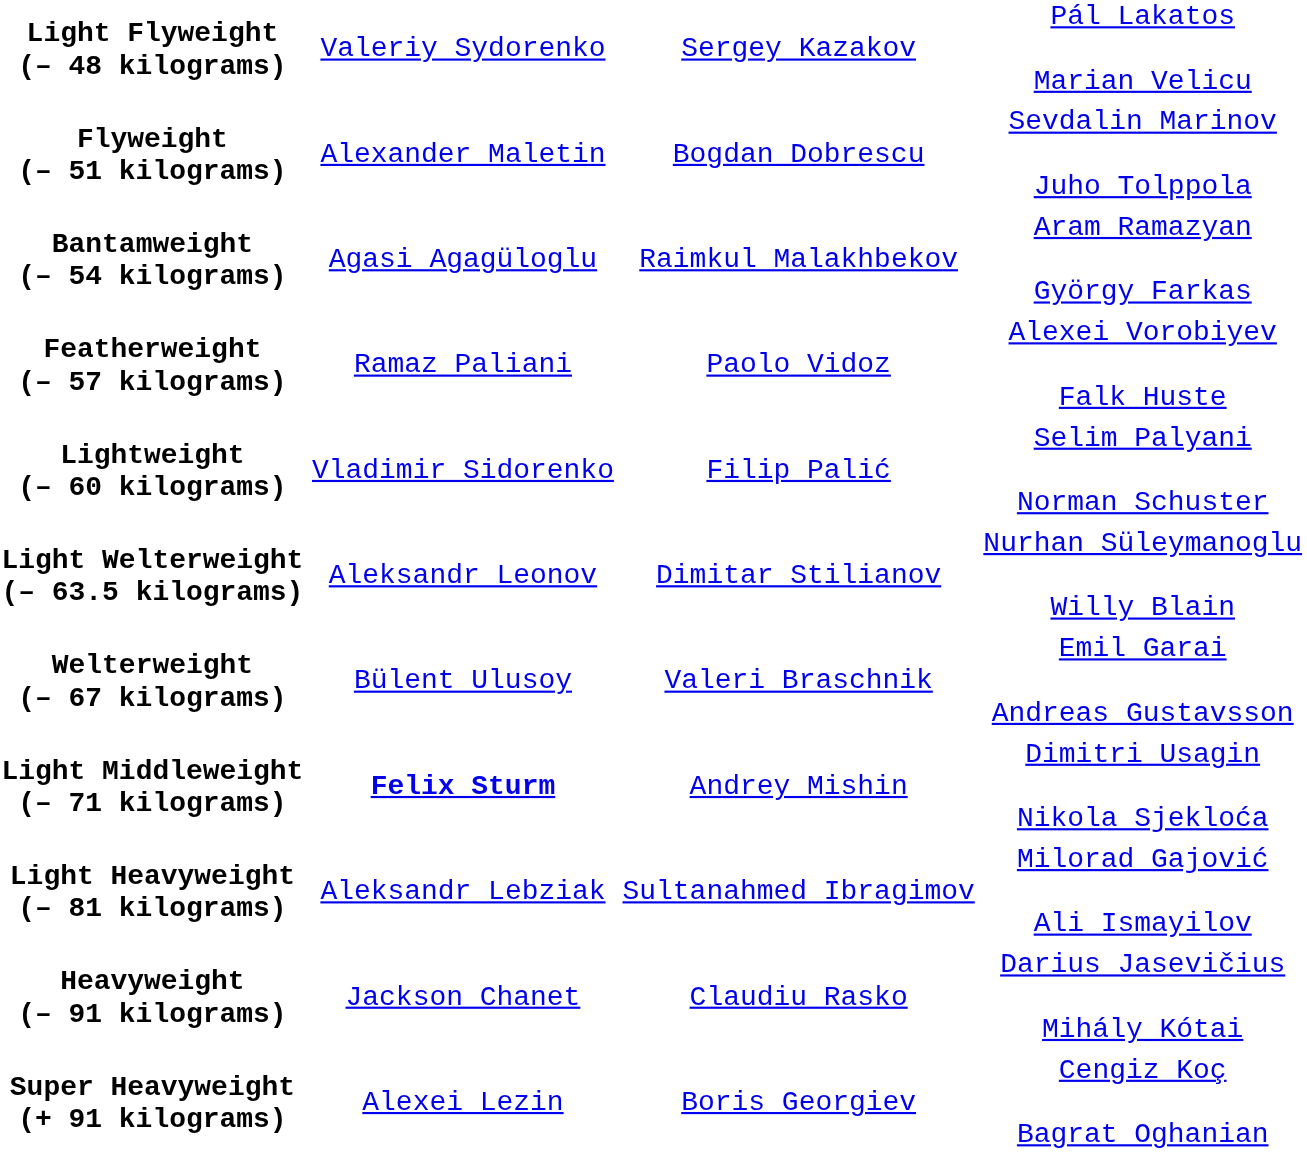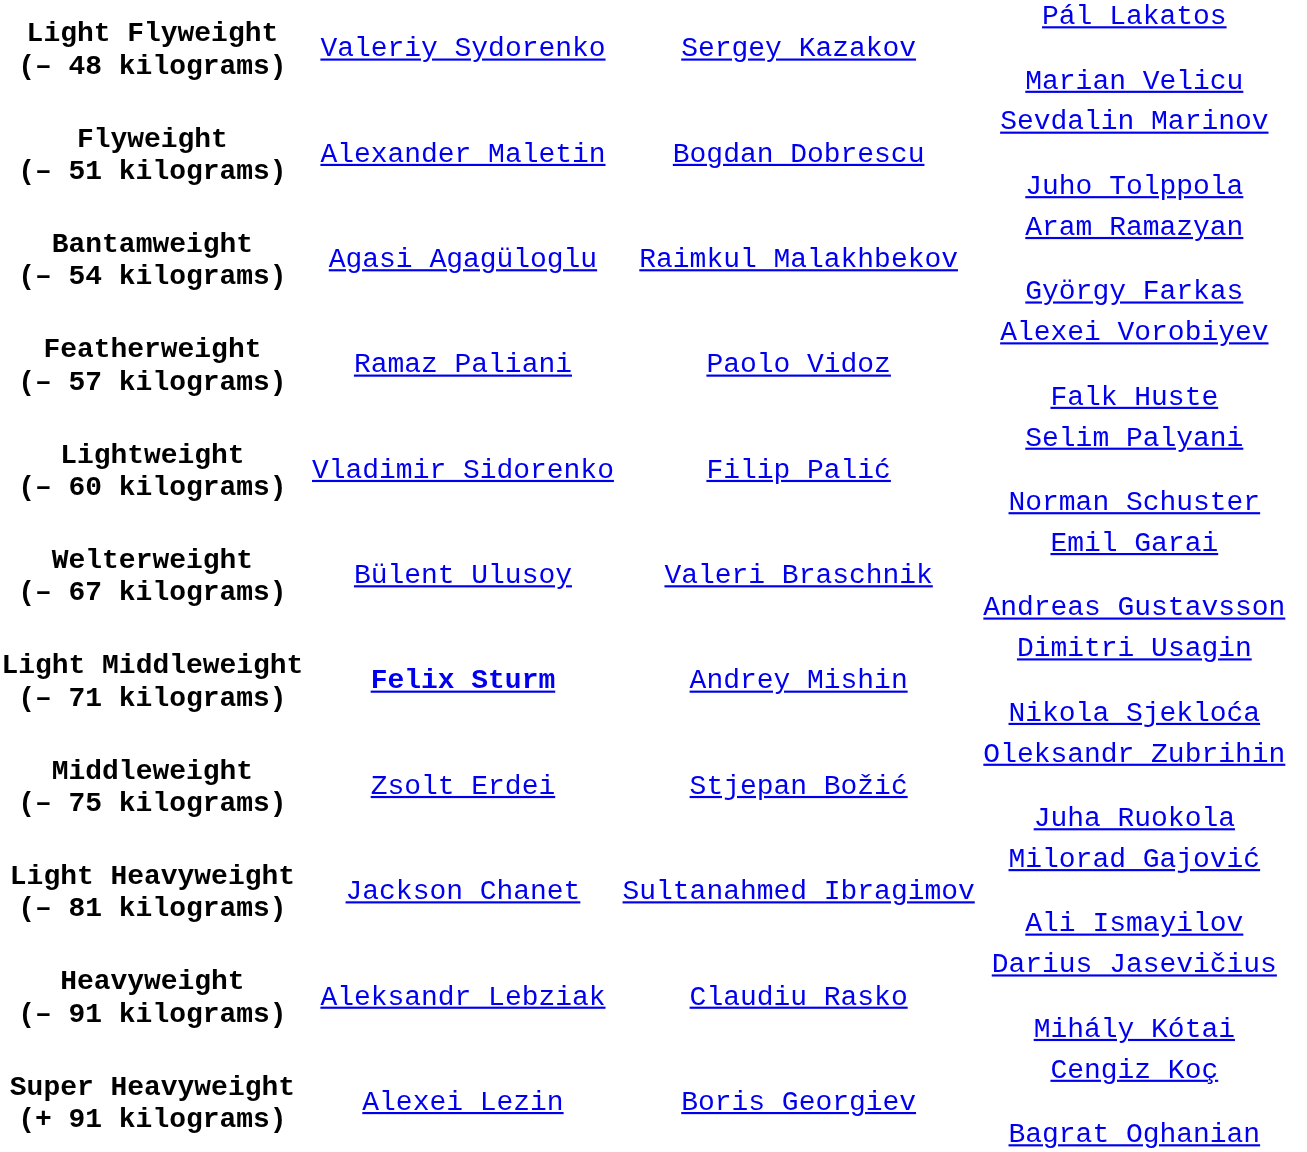- row: (152, 576)
+ row: (152, 786)
(463, 892) Aleksandr Lebziak -> (463, 892) Jackson Chanet
(463, 997) Jackson Chanet -> (463, 997) Aleksandr Lebziak
